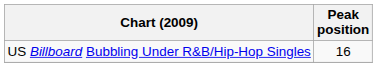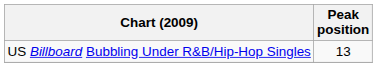(343, 51) 16 -> (343, 51) 13
